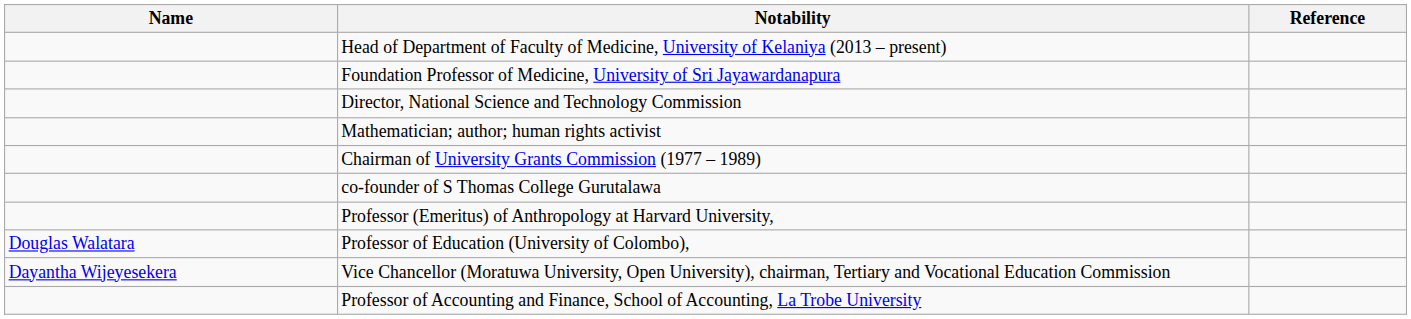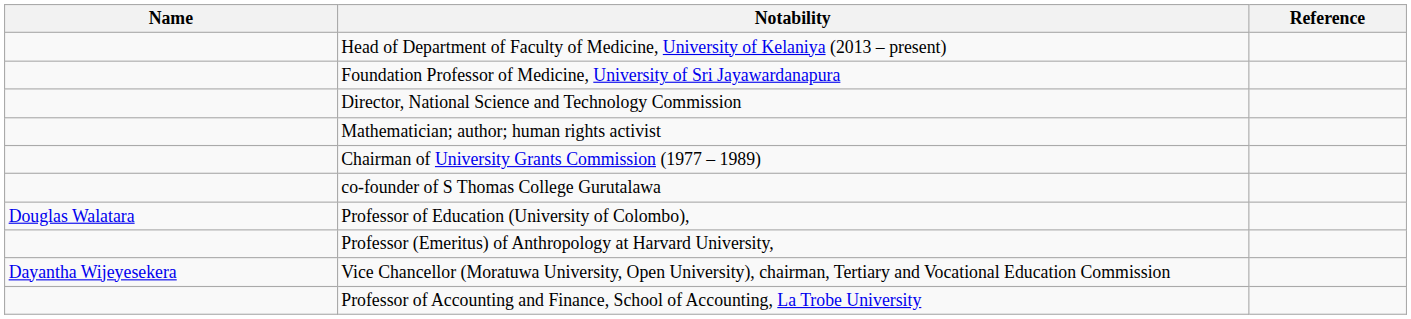rows swapped: (557, 215) <-> (515, 243)
